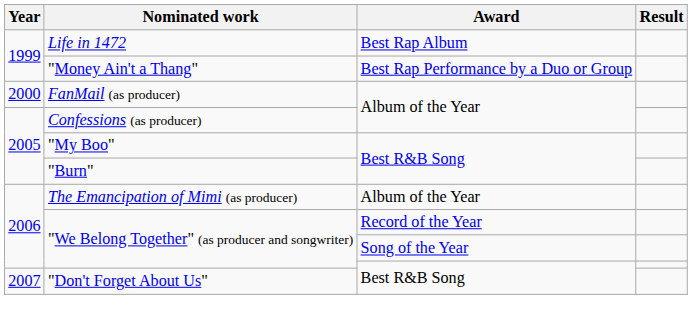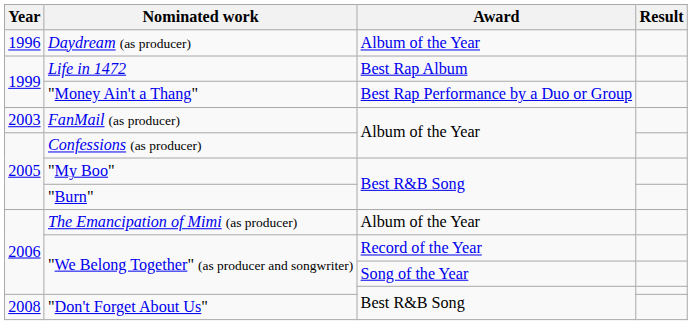+ row: (120, 42)
(24, 94) 2000 -> (24, 119) 2003
(24, 281) 2007 -> (24, 306) 2008
